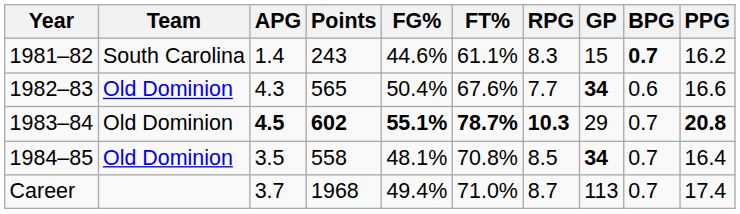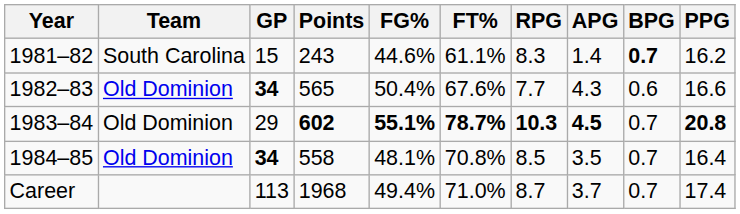columns swapped: (601, 21) <-> (278, 21)
